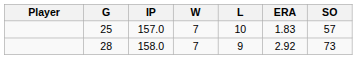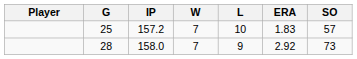(151, 29) 157.0 -> (151, 29) 157.2
